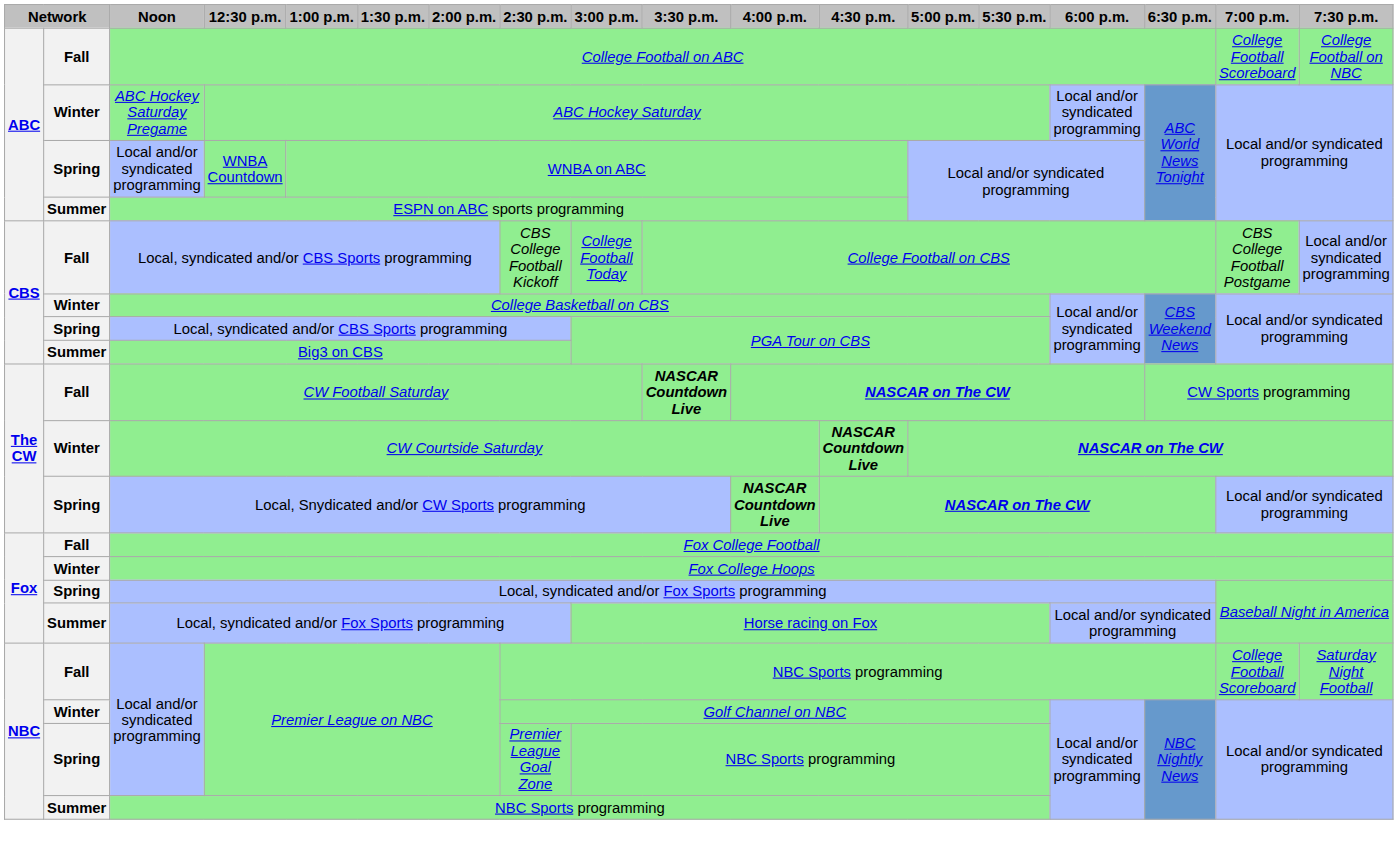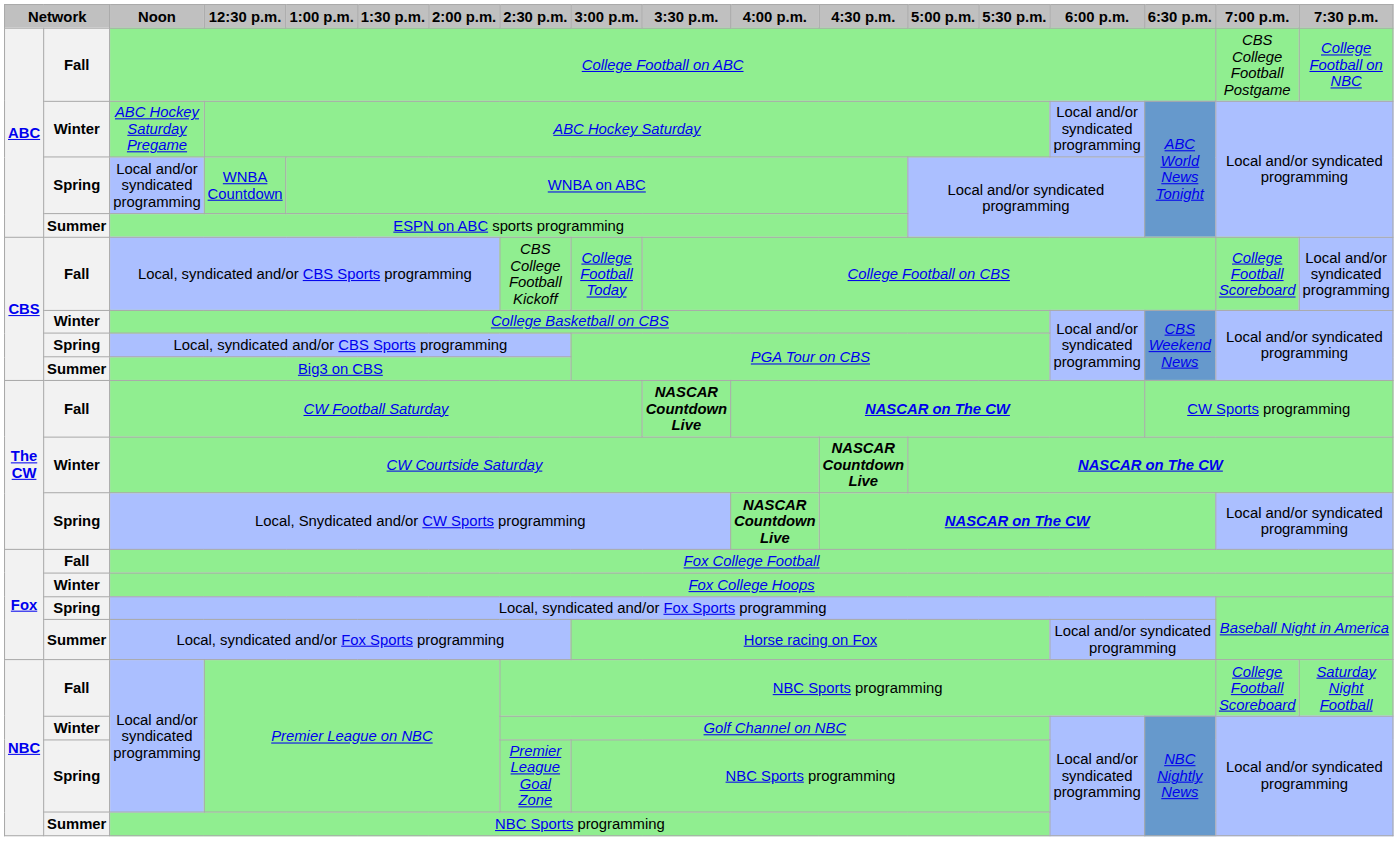(1257, 57) College Football Scoreboard -> (1257, 65) CBS College Football Postgame
(1257, 257) CBS College Football Postgame -> (1257, 274) College Football Scoreboard
